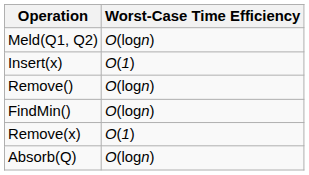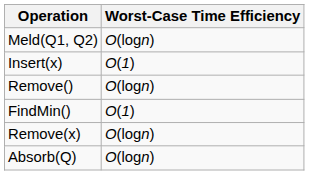(130, 110) O(logn) -> (120, 110) O(1)
(120, 134) O(1) -> (130, 134) O(logn)
